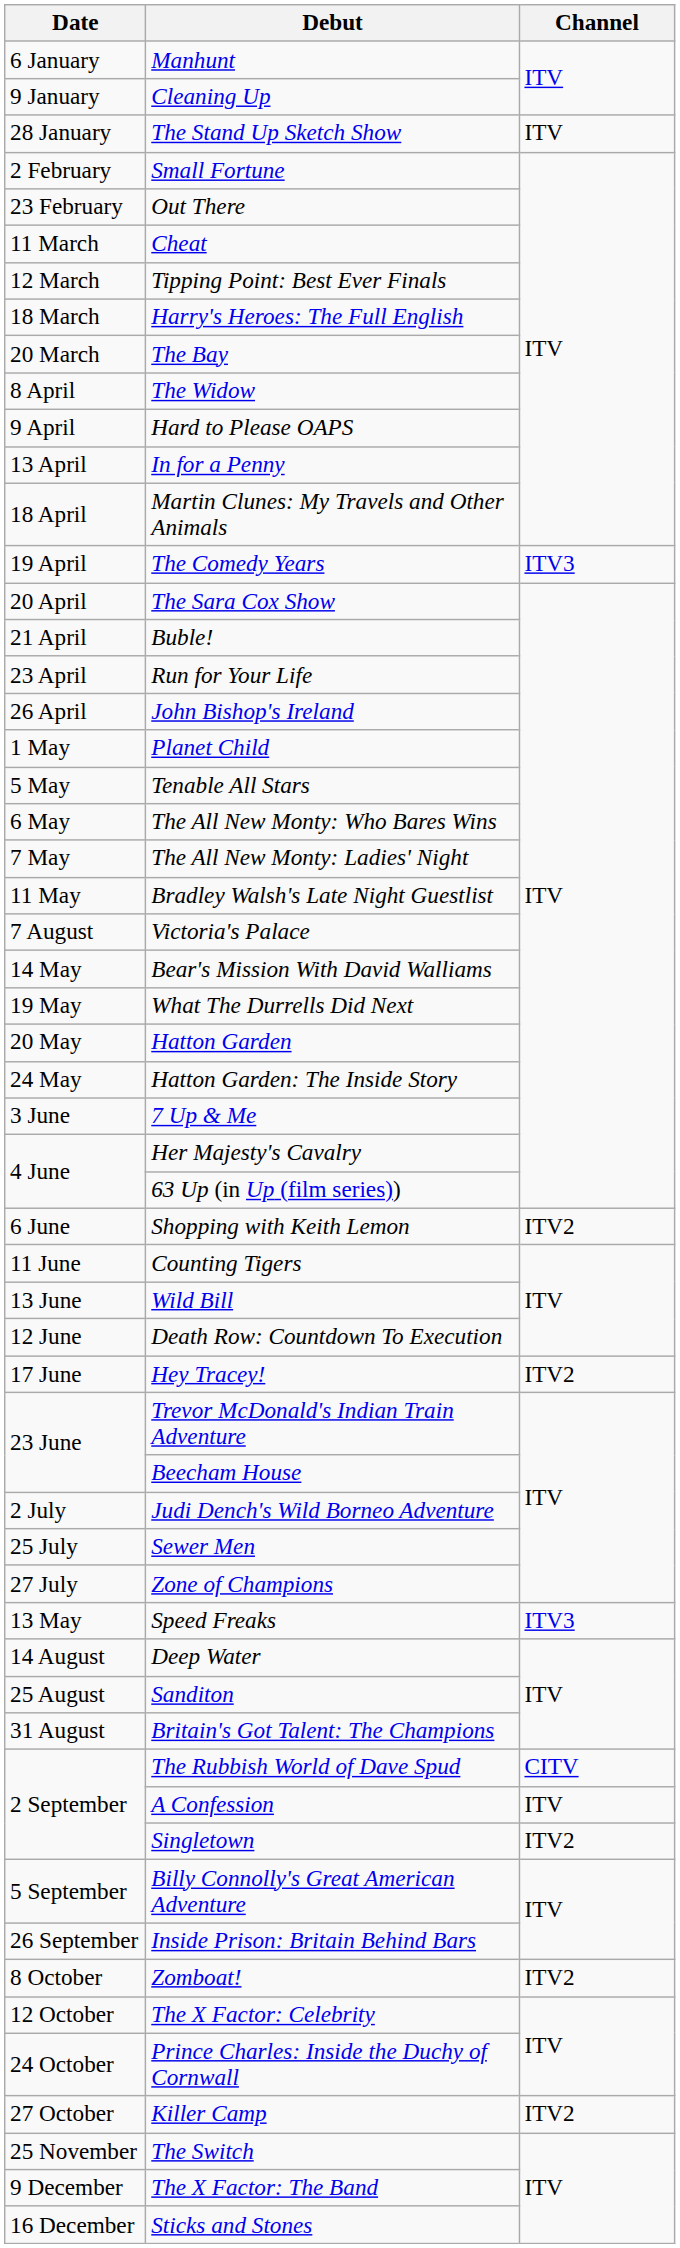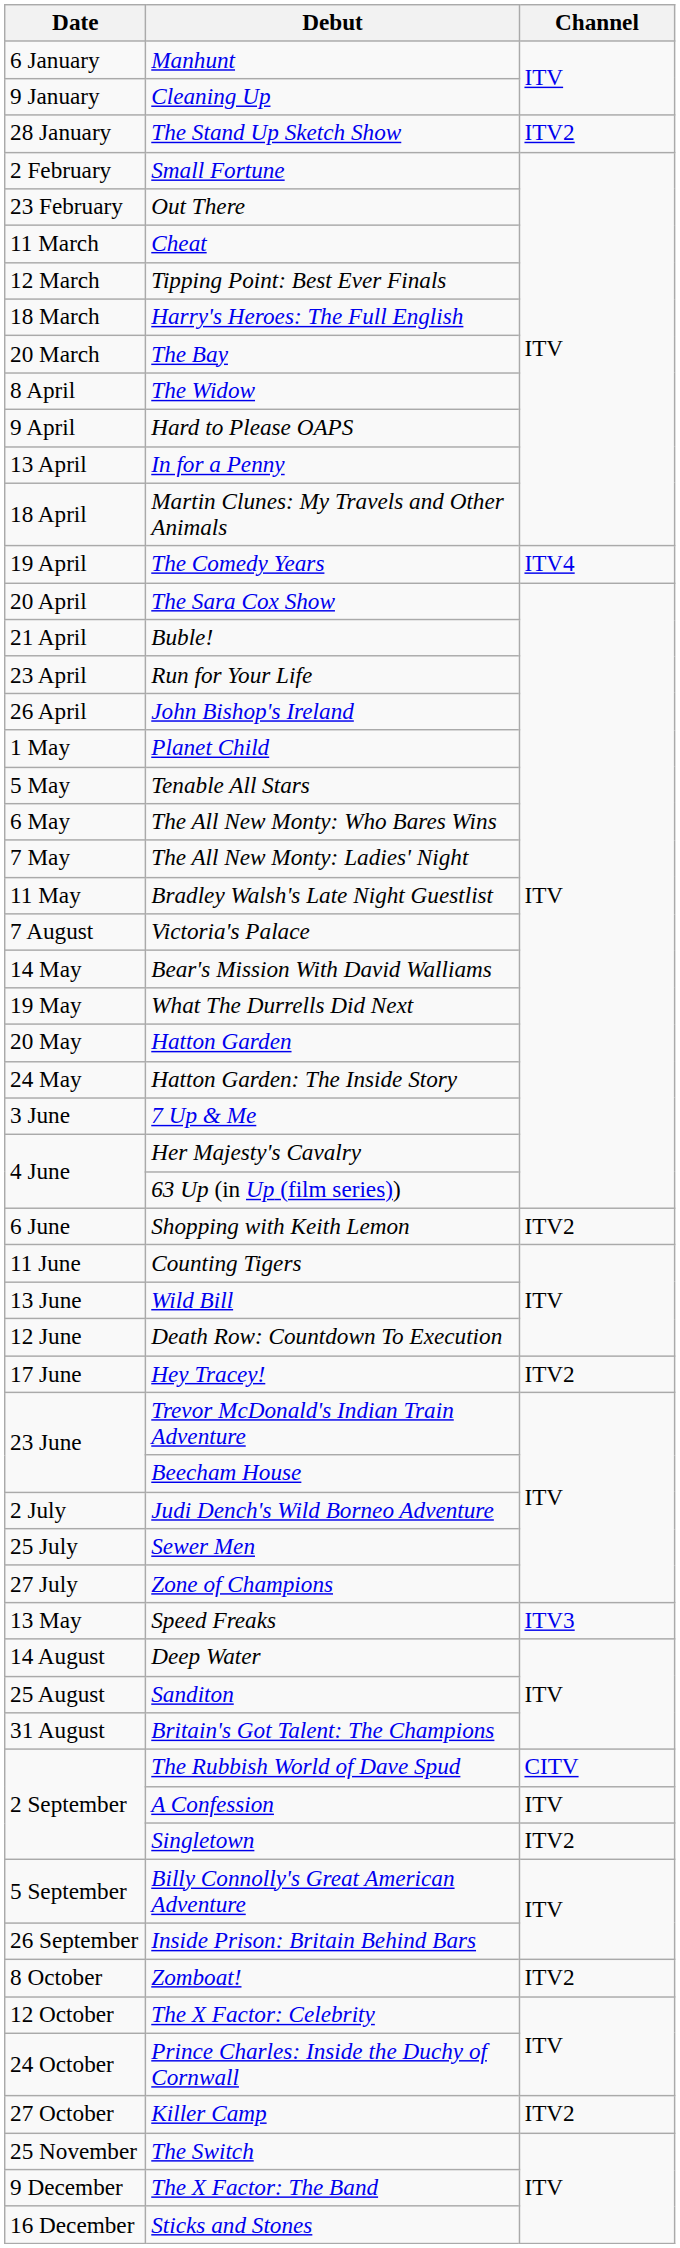(544, 133) ITV -> (550, 133) ITV2
(550, 564) ITV3 -> (550, 564) ITV4
